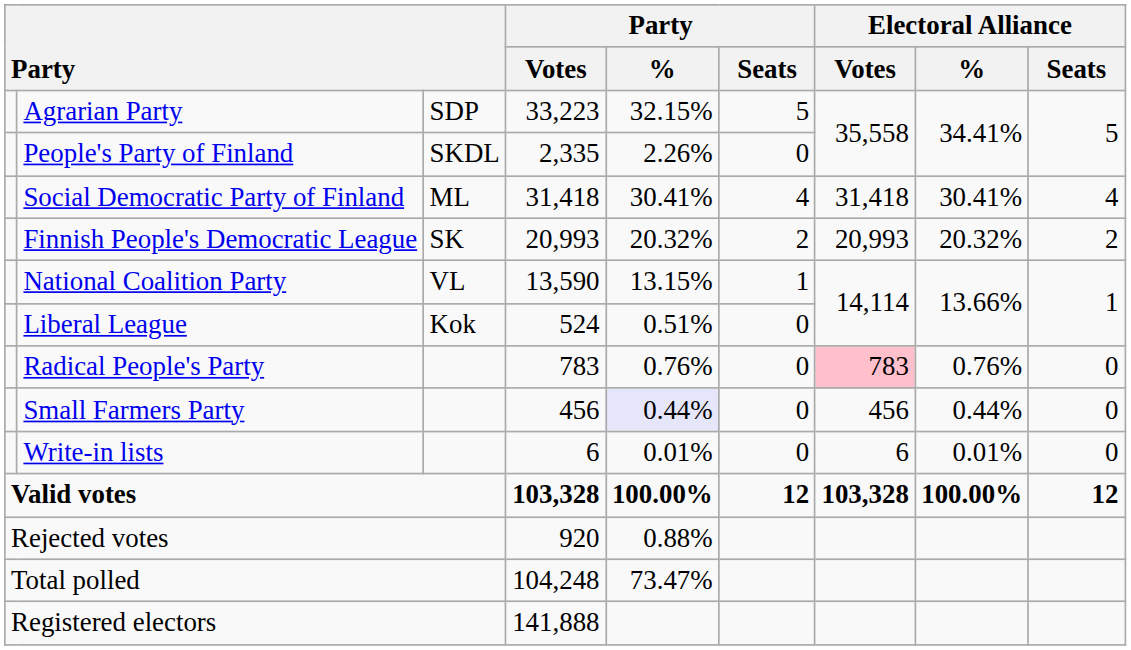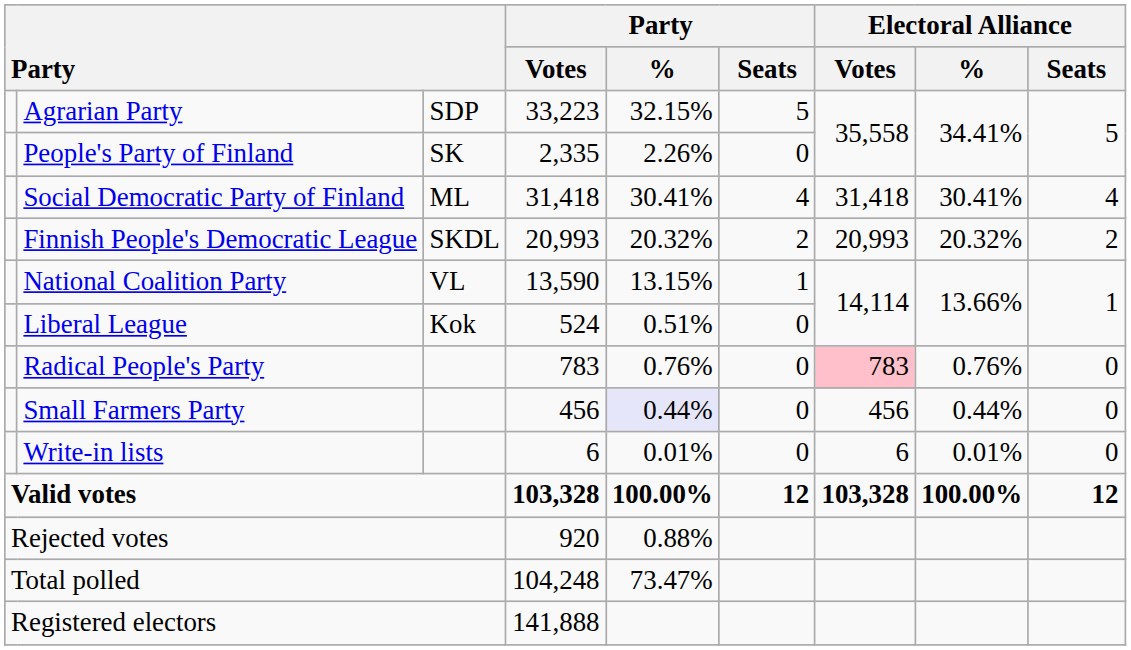(465, 153) SKDL -> (447, 153) SK
(447, 238) SK -> (465, 238) SKDL
